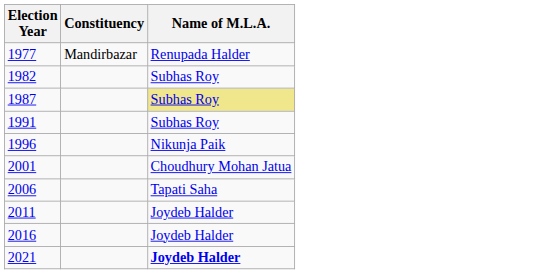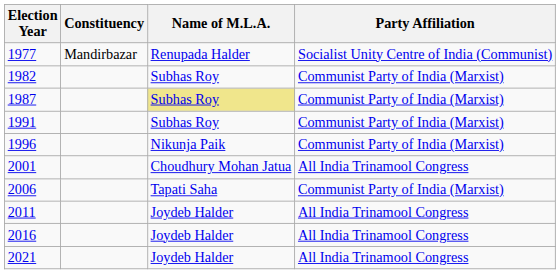+ column: (425, 23)
(195, 257) bold -> (192, 257) normal
